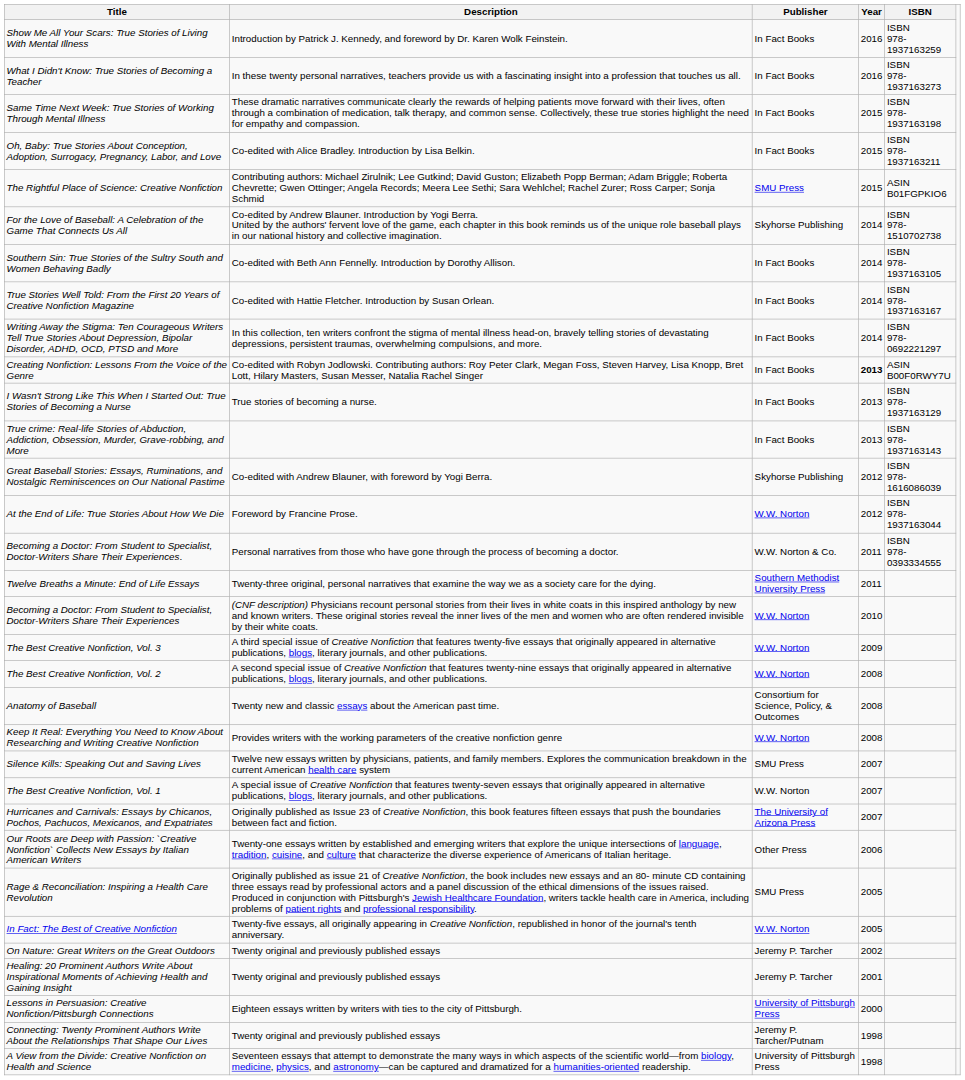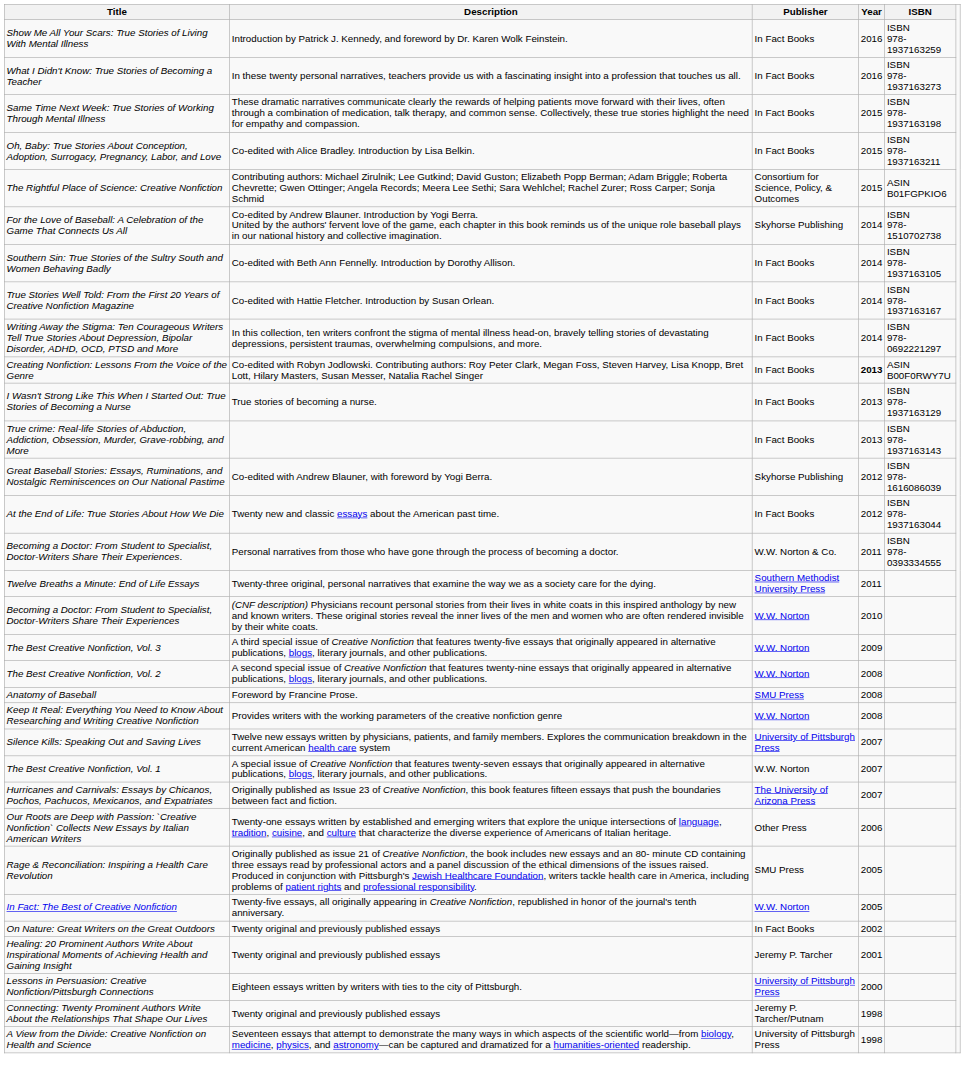(779, 188) SMU Press -> (793, 188) Consortium for Science, Policy, & Outcomes
(295, 514) Foreword by Francine Prose. -> (365, 514) Twenty new and classic essays about the American past time.
(782, 514) W.W. Norton -> (784, 514) In Fact Books
(365, 706) Twenty new and classic essays about the American past time. -> (295, 695) Foreword by Francine Prose.
(793, 706) Consortium for Science, Policy, & Outcomes -> (779, 695) SMU Press
(779, 764) SMU Press -> (805, 742) University of Pittsburgh Press
(794, 950) Jeremy P. Tarcher -> (784, 928) In Fact Books
